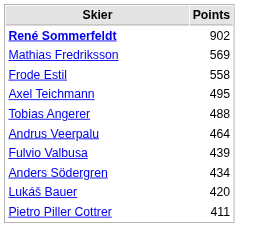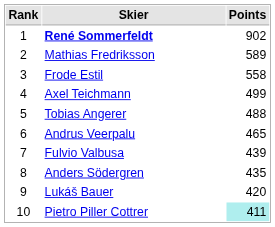+ column: (23, 15)
(220, 55) 569 -> (256, 55) 589
(220, 94) 495 -> (256, 94) 499
(220, 133) 464 -> (256, 133) 465
(220, 173) 434 -> (256, 173) 435
(220, 212) no background -> (256, 212) paleturquoise background
